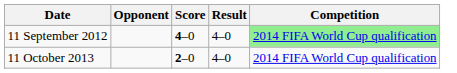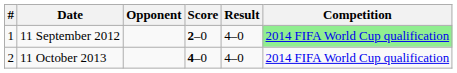+ column: (11, 14)
(185, 36) 4–0 -> (197, 36) 2–0
(185, 57) 2–0 -> (197, 57) 4–0
